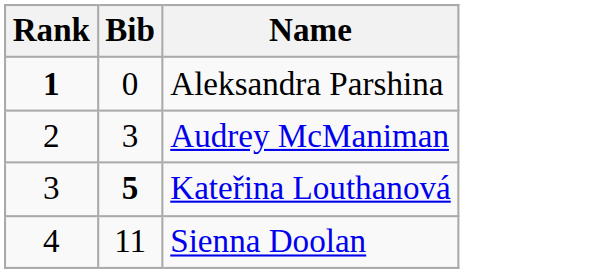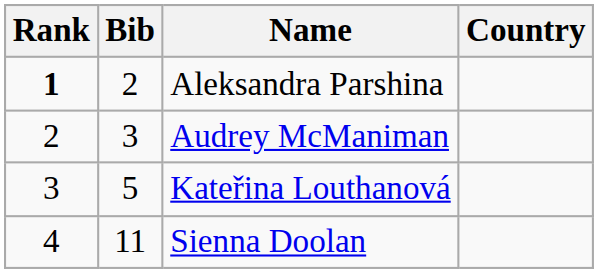+ column: (526, 30)
(130, 83) 0 -> (130, 83) 2
(130, 188) bold -> (130, 188) normal
